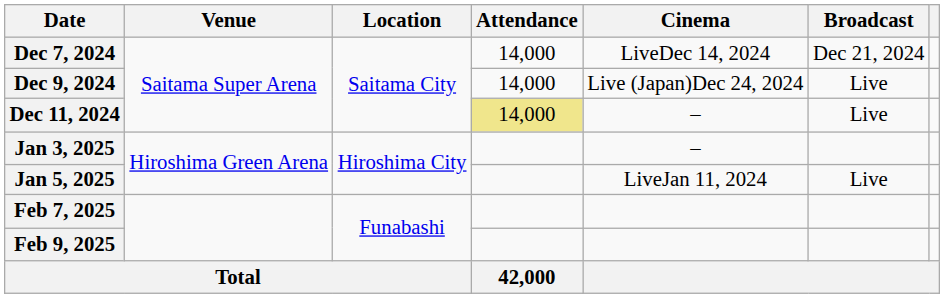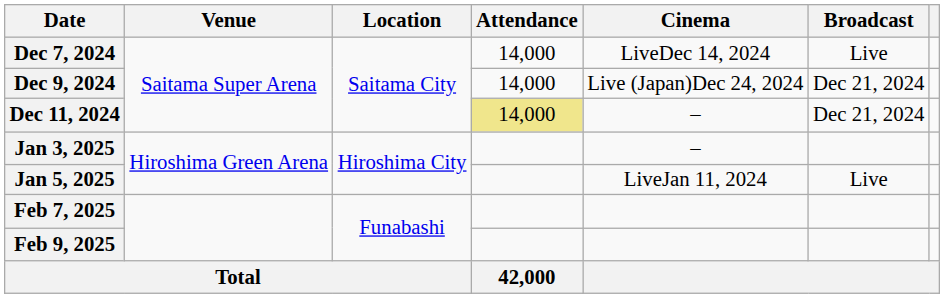(869, 52) Dec 21, 2024 -> (869, 52) Live
(869, 83) Live -> (869, 83) Dec 21, 2024
(869, 114) Live -> (869, 114) Dec 21, 2024
